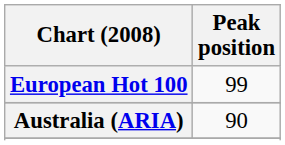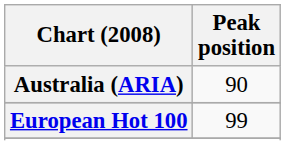rows swapped: (99, 120) <-> (99, 84)
